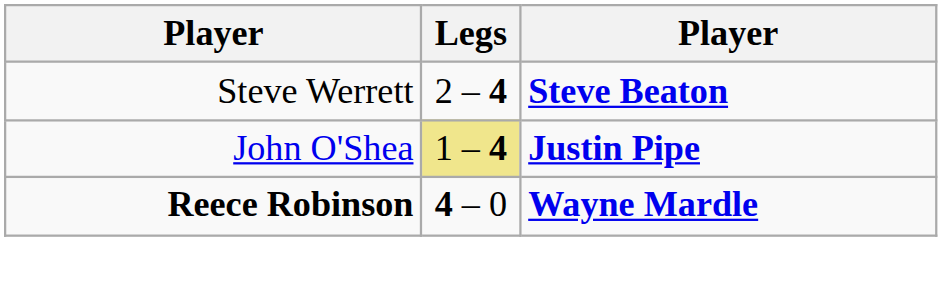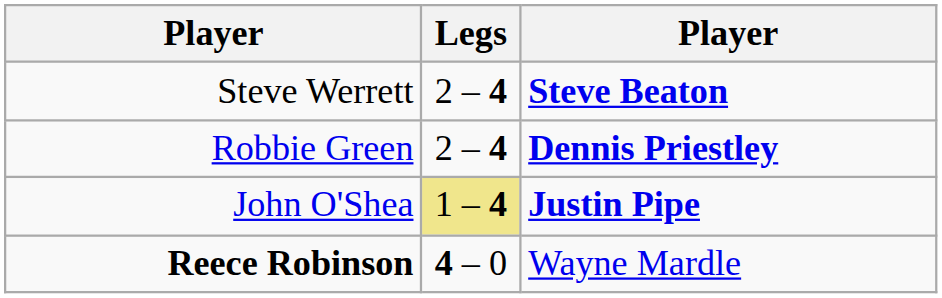+ row: (313, 147)
(643, 205) bold -> (635, 262) normal
